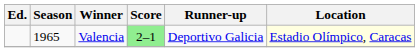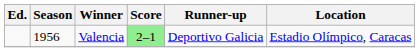(46, 36) 1965 -> (46, 36) 1956
(340, 36) lightyellow background -> (340, 36) no background
